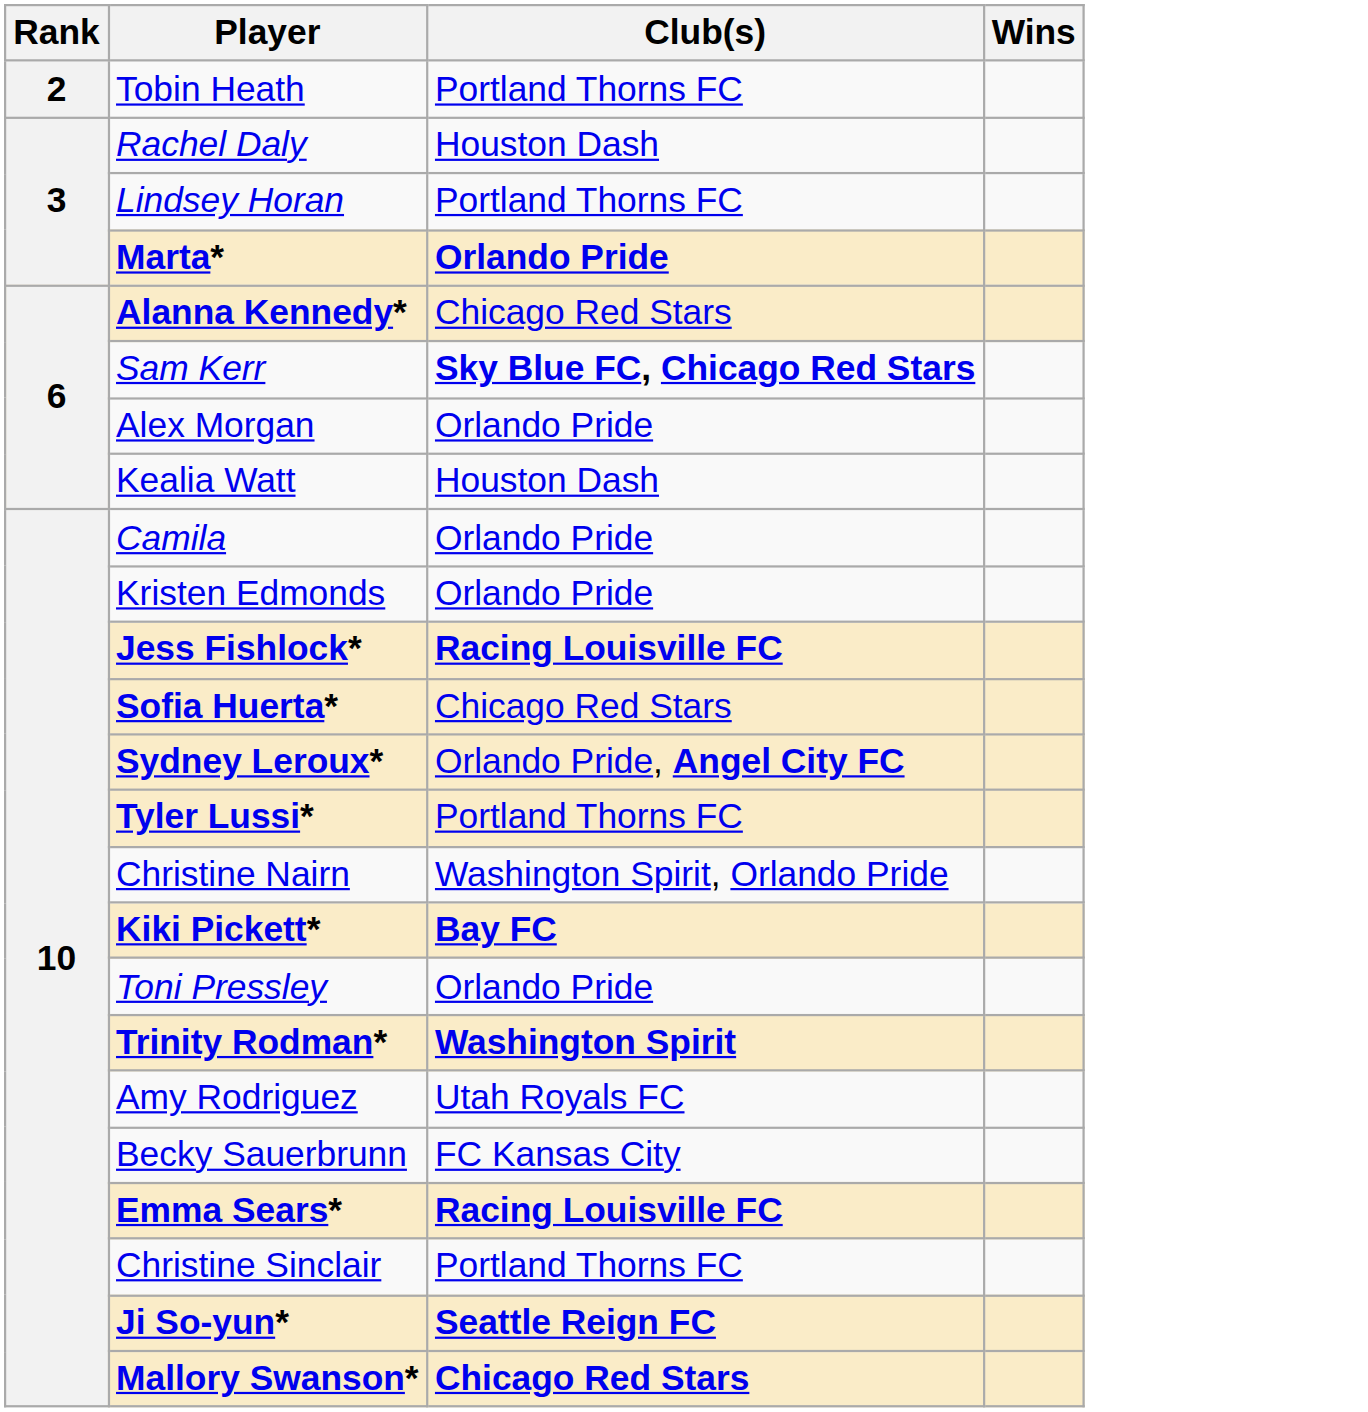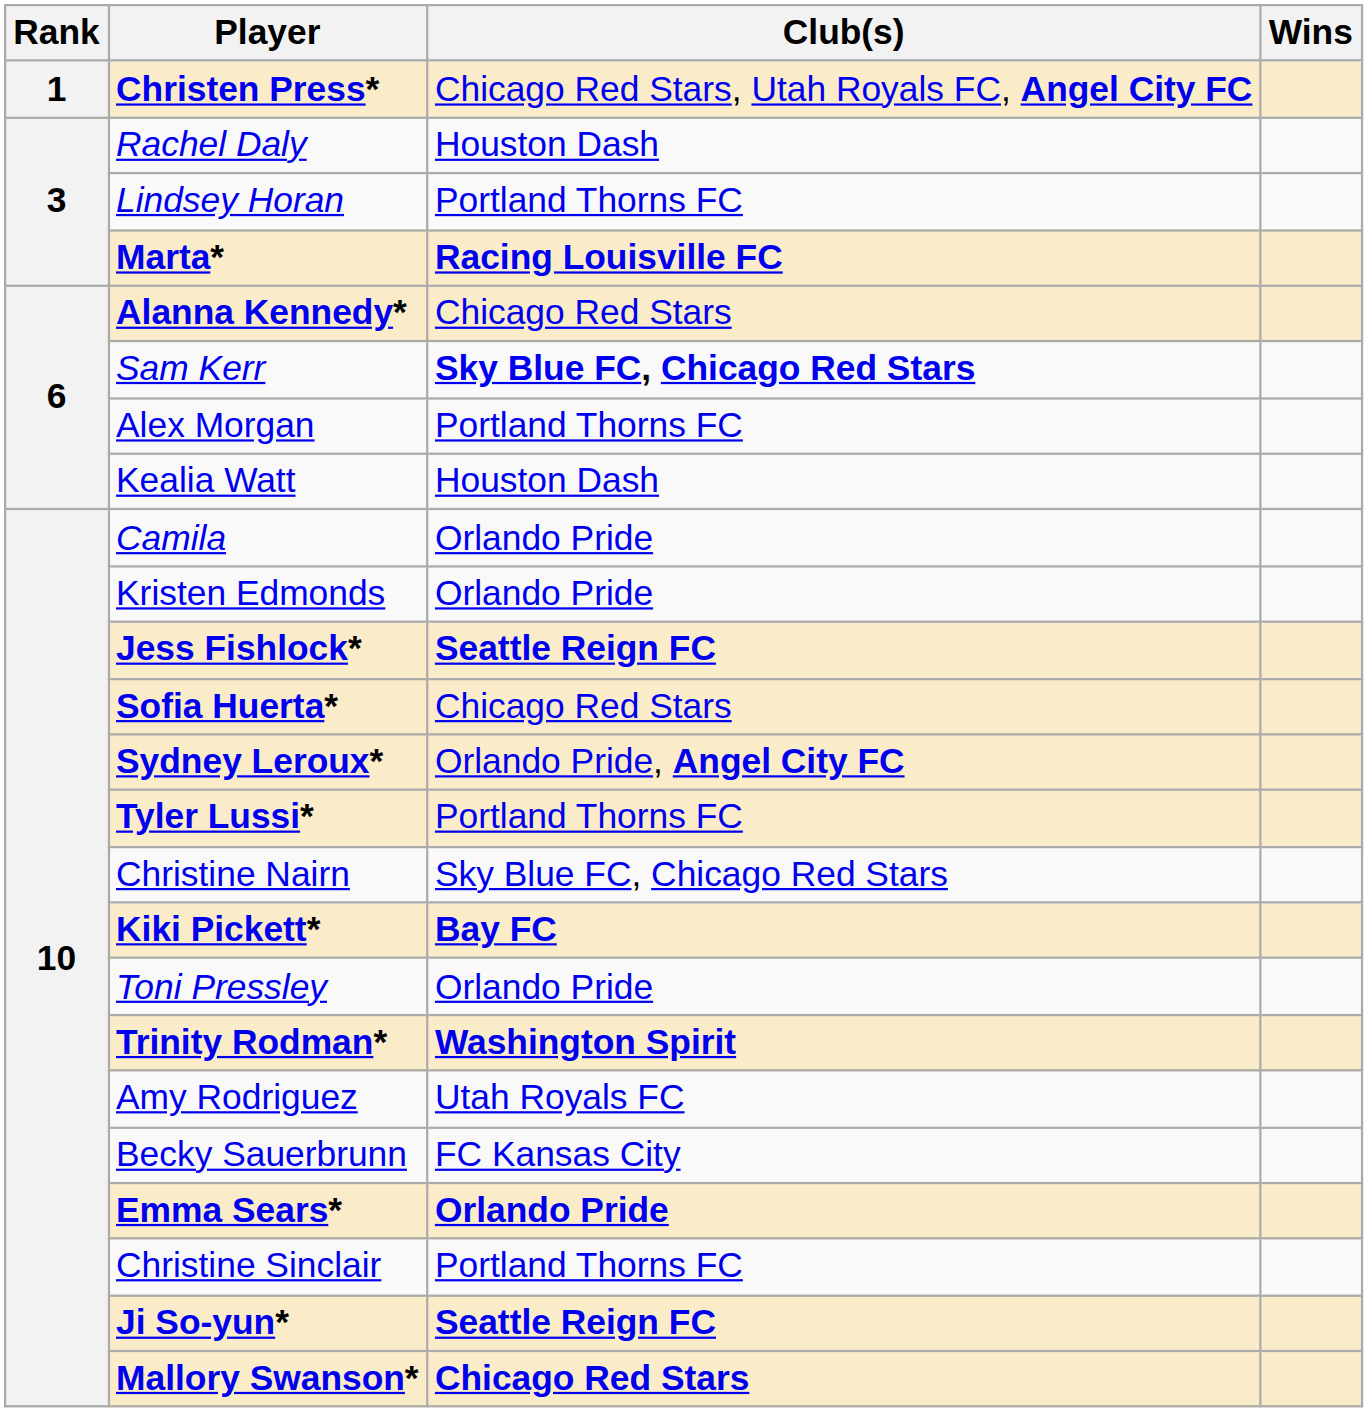+ row: (248, 88)
- row: (210, 88)
(552, 256) Orlando Pride -> (609, 256) Racing Louisville FC
(544, 425) Orlando Pride -> (589, 425) Portland Thorns FC
(609, 649) Racing Louisville FC -> (575, 649) Seattle Reign FC
(692, 873) Washington Spirit, Orlando Pride -> (691, 873) Sky Blue FC, Chicago Red Stars
(609, 1210) Racing Louisville FC -> (552, 1210) Orlando Pride
